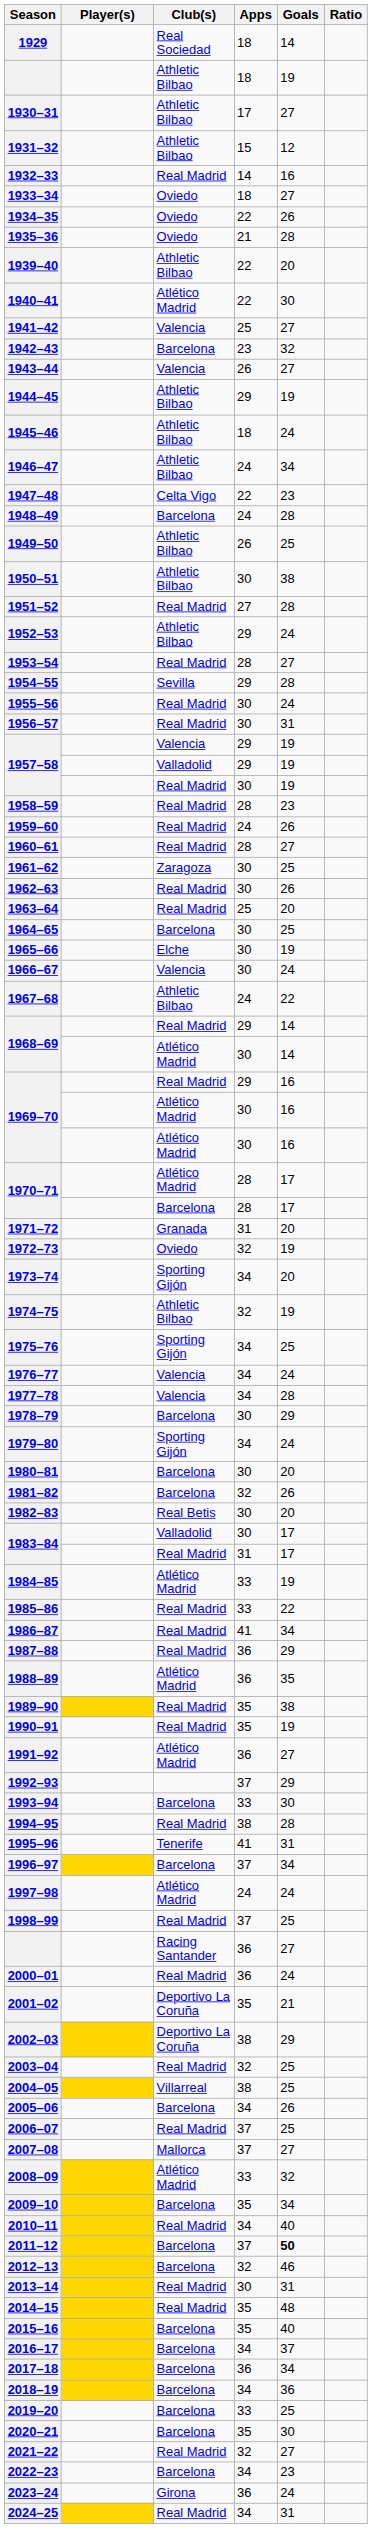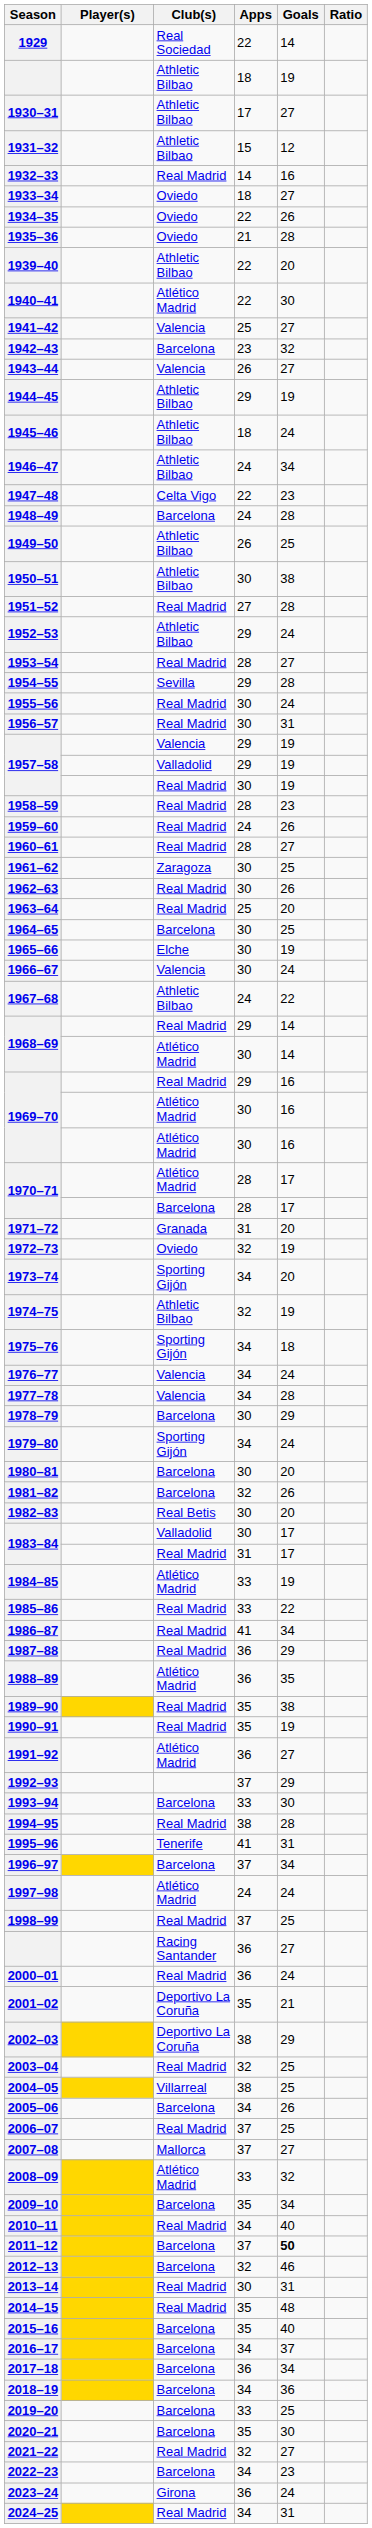(244, 42) 18 -> (244, 42) 22
(288, 1347) 25 -> (288, 1347) 18
